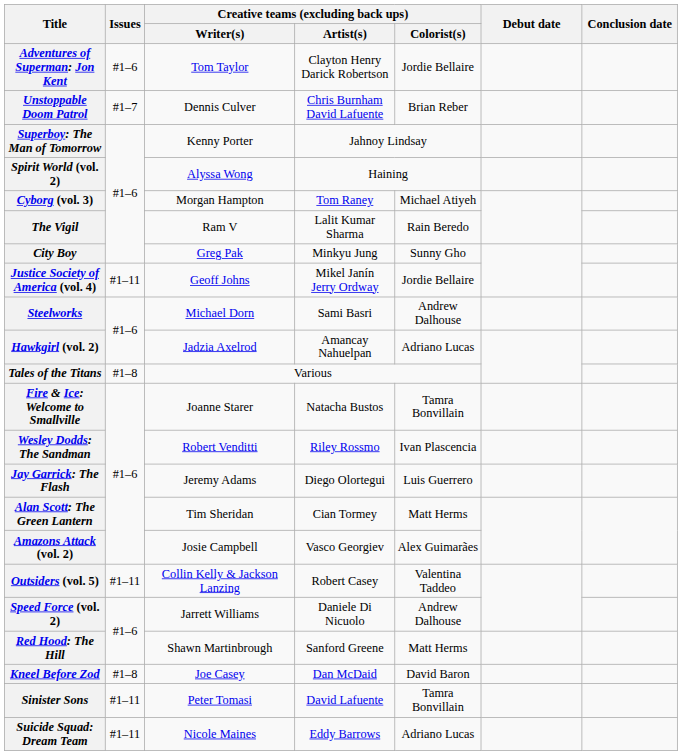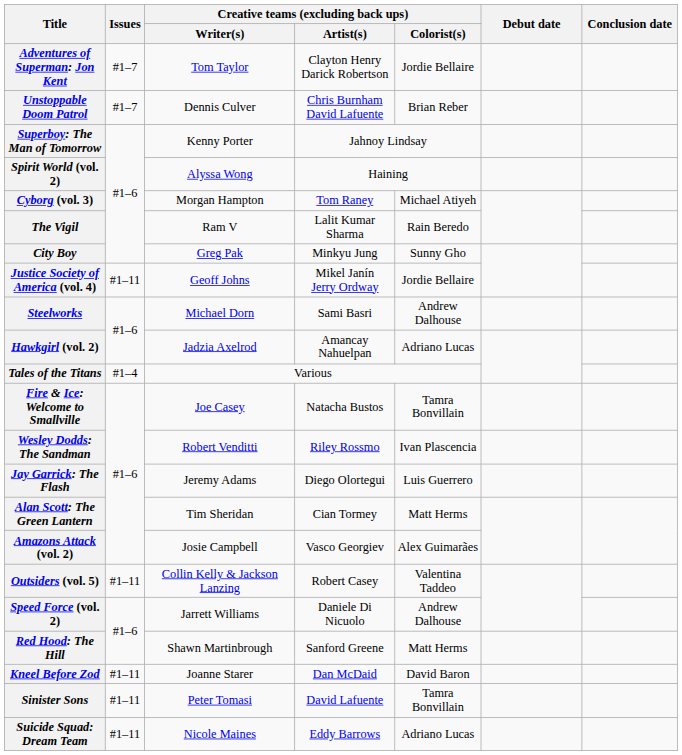(125, 67) #1–6 -> (125, 67) #1–7
(125, 373) #1–8 -> (125, 373) #1–4
(220, 406) Joanne Starer -> (220, 406) Joe Casey
(125, 674) #1–8 -> (125, 674) #1–11
(220, 674) Joe Casey -> (220, 674) Joanne Starer
